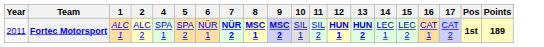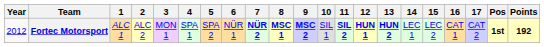+ column: (166, 11)
(16, 30) 2011 -> (16, 30) 2012
(318, 30) normal -> (344, 30) bold
(497, 30) 189 -> (524, 30) 192
